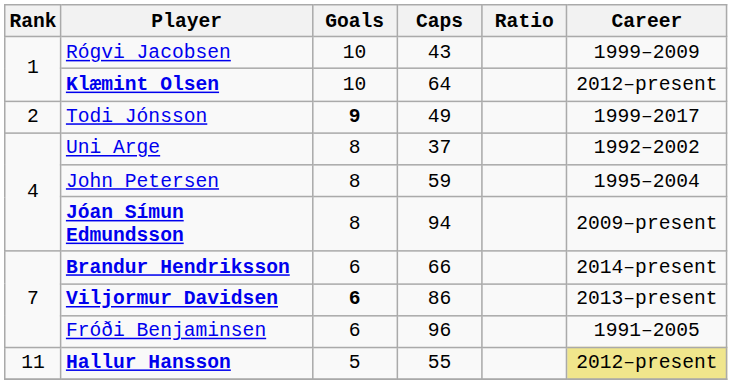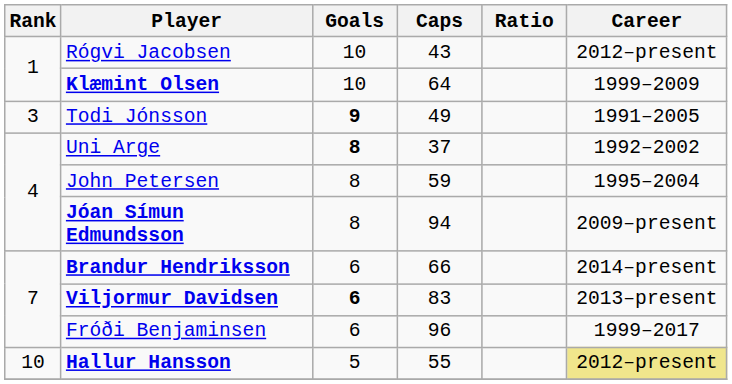(647, 53) 1999–2009 -> (647, 53) 2012–present
(647, 85) 2012–present -> (647, 85) 1999–2009
(33, 117) 2 -> (33, 117) 3
(647, 117) 1999–2017 -> (647, 117) 1991–2005
(355, 149) normal -> (355, 149) bold
(439, 299) 86 -> (439, 299) 83
(647, 331) 1991–2005 -> (647, 331) 1999–2017
(33, 363) 11 -> (33, 363) 10
